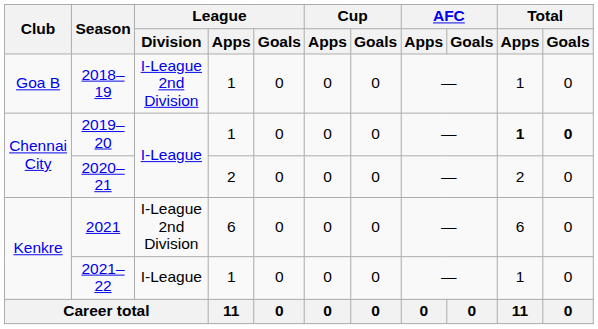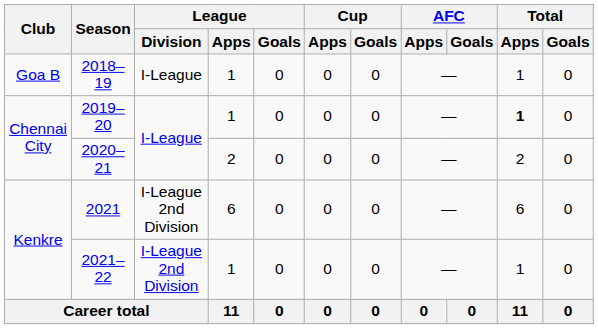(171, 83) I-League 2nd Division -> (171, 74) I-League
(568, 134) bold -> (568, 116) normal
(171, 277) I-League -> (171, 269) I-League 2nd Division
